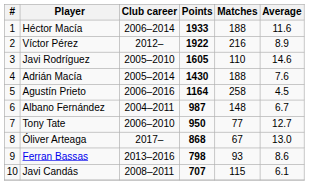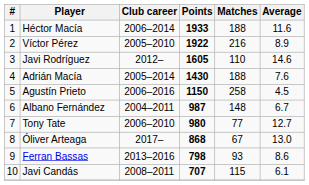(149, 44) 2012– -> (149, 44) 2005–2010
(149, 60) 2005–2010 -> (149, 60) 2012–
(197, 92) 1164 -> (197, 92) 1150
(197, 124) 950 -> (197, 124) 980
